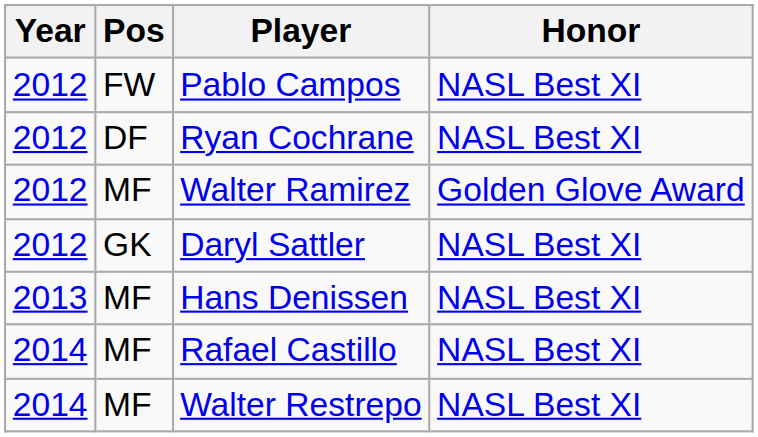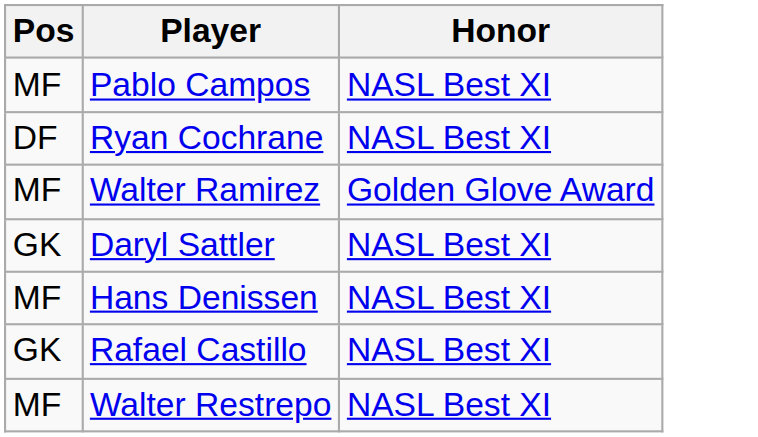- column: (50, 31)
(129, 84) FW -> (37, 84) MF
(127, 350) MF -> (37, 350) GK
